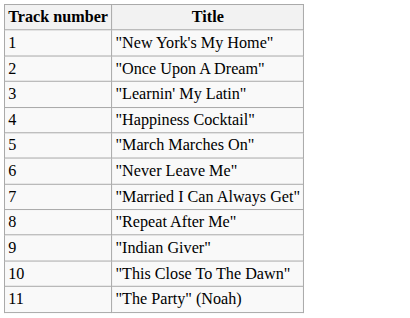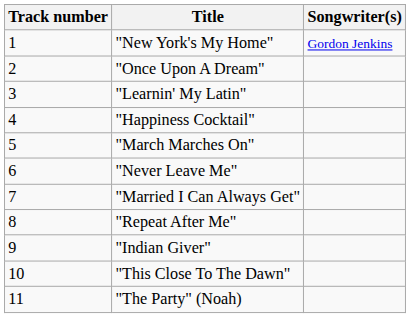+ column: (355, 17)
